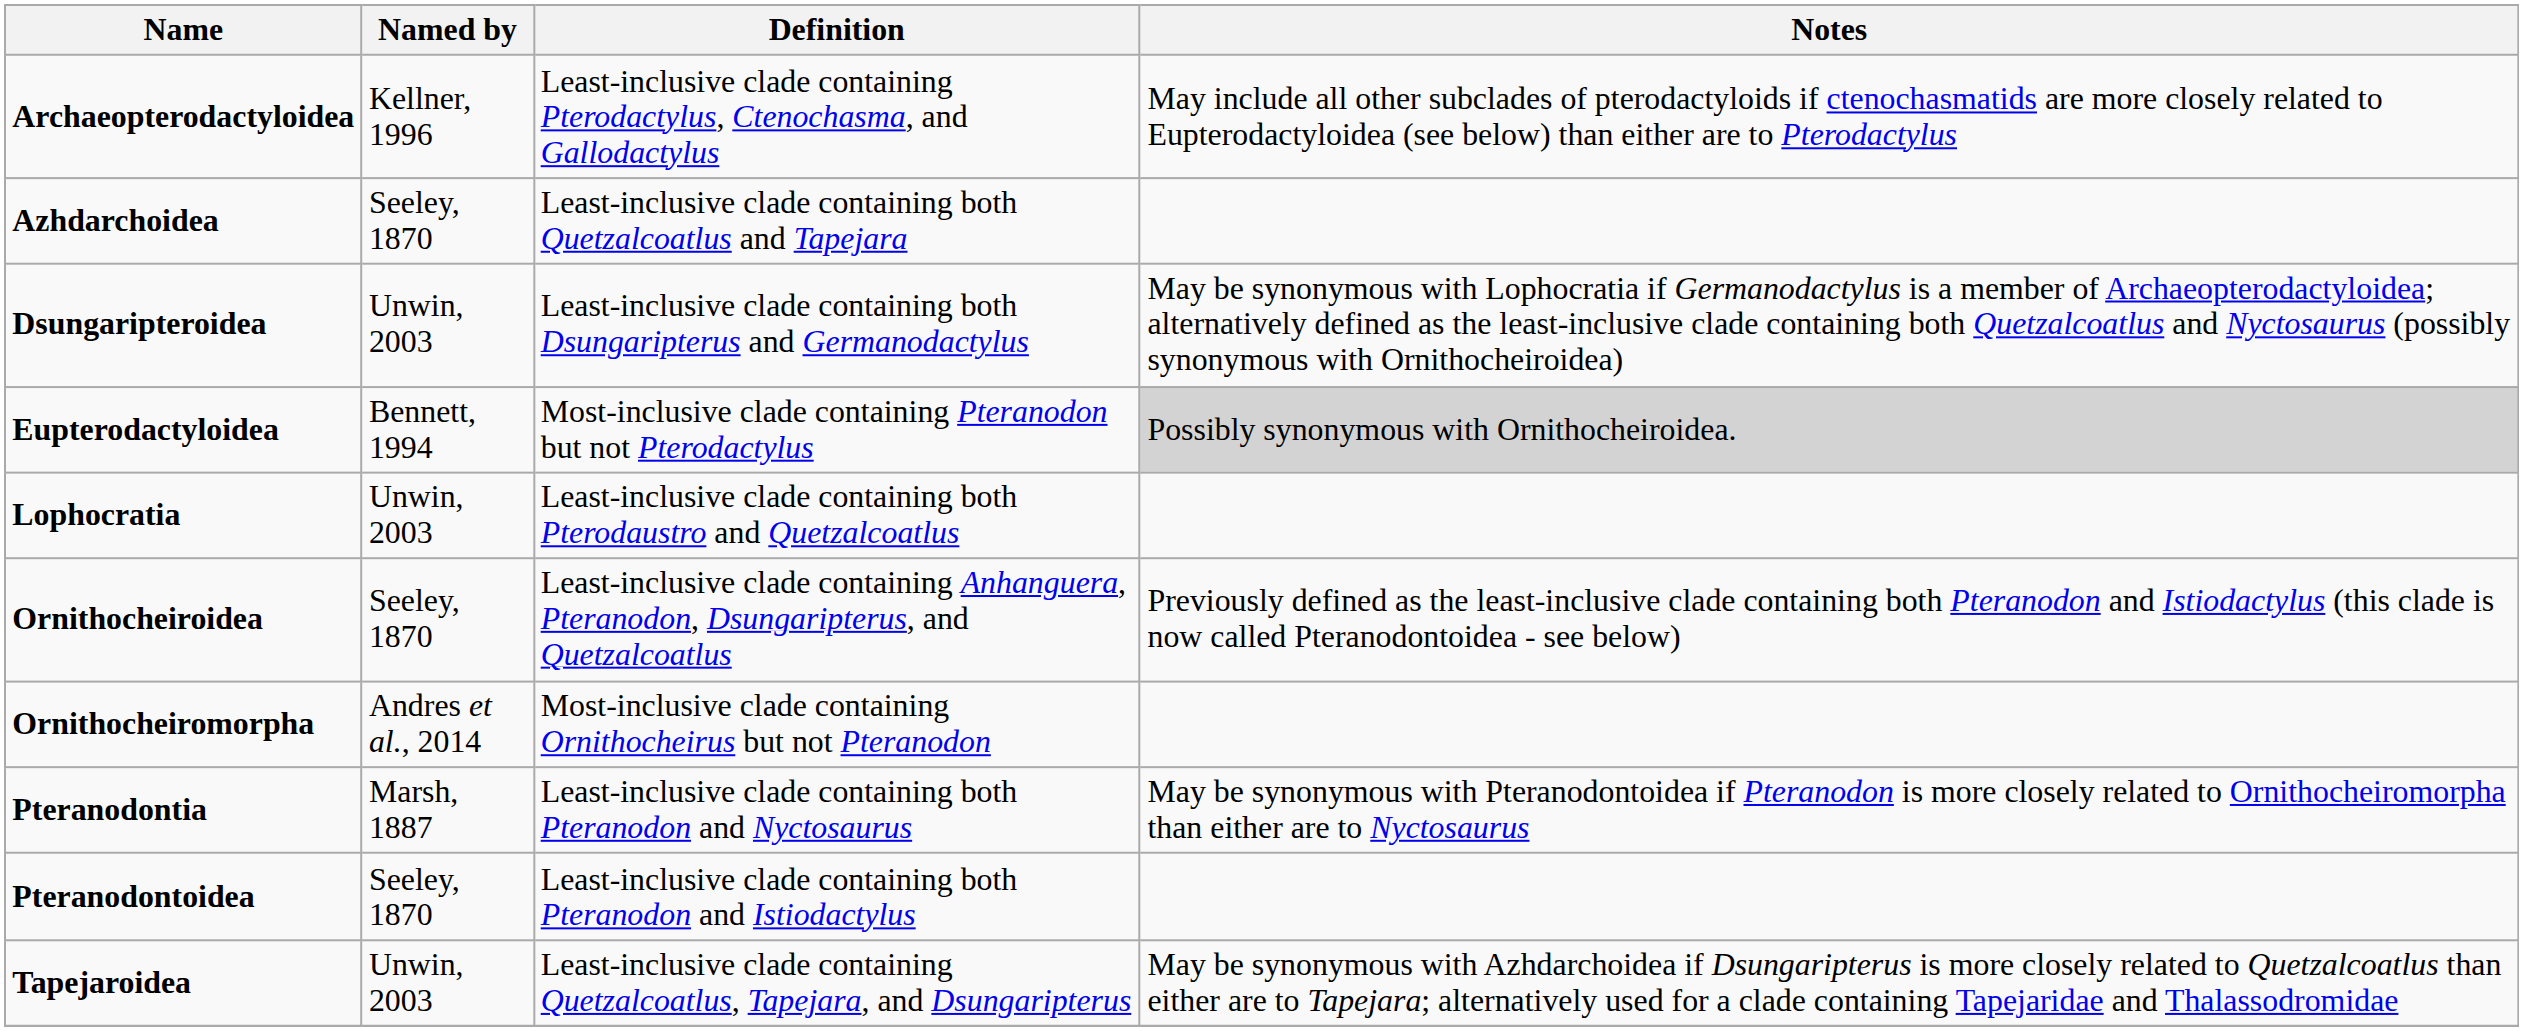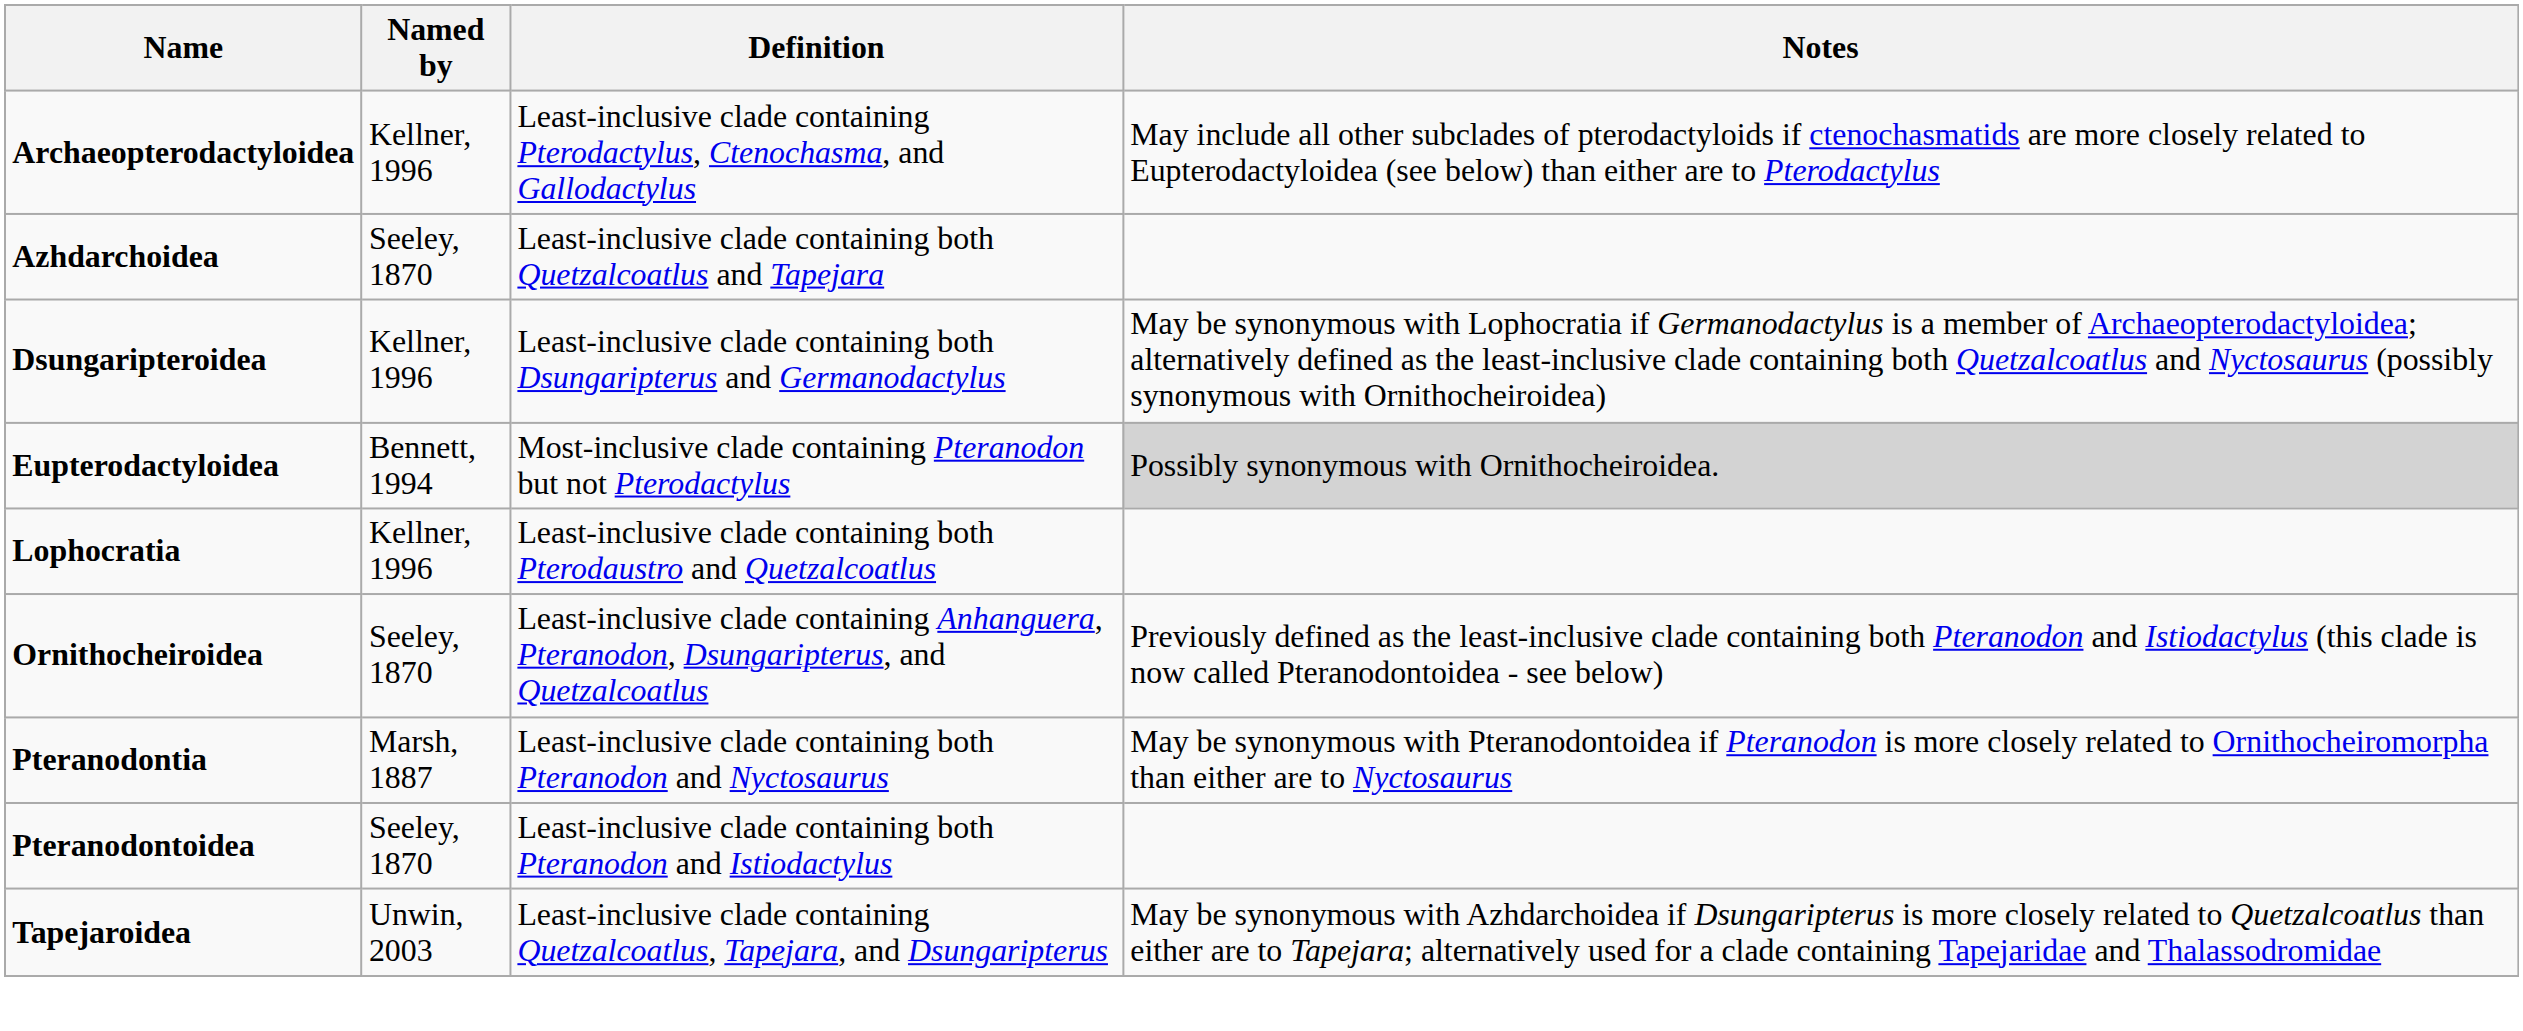(416, 324) Unwin, 2003 -> (420, 360) Kellner, 1996
(416, 515) Unwin, 2003 -> (420, 550) Kellner, 1996
- row: (163, 723)
